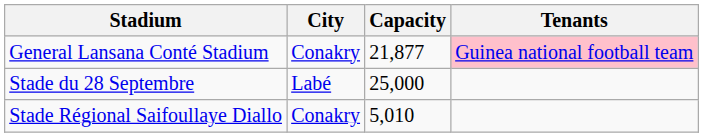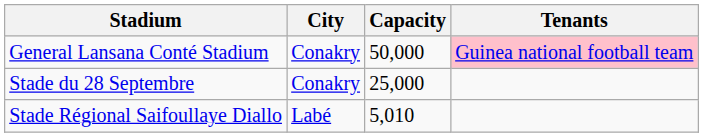(397, 52) 21,877 -> (397, 52) 50,000
(311, 83) Labé -> (326, 83) Conakry
(326, 115) Conakry -> (311, 115) Labé
